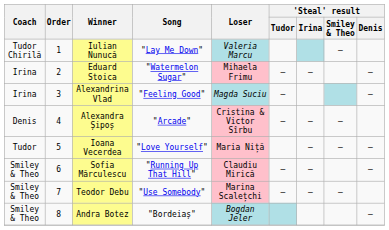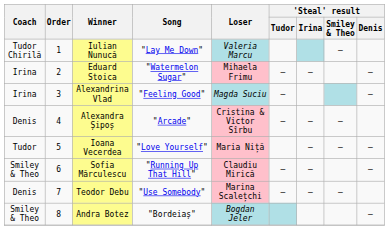(25, 192) Smiley & Theo -> (25, 192) Denis
